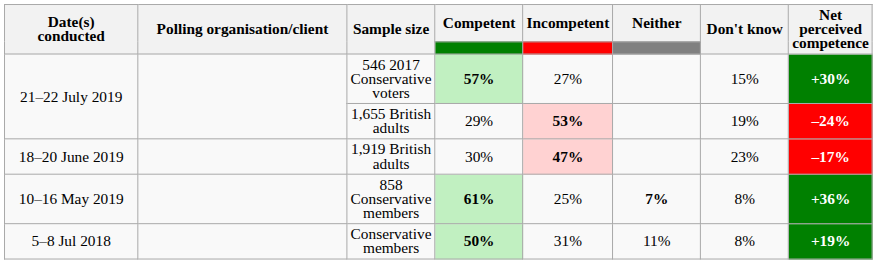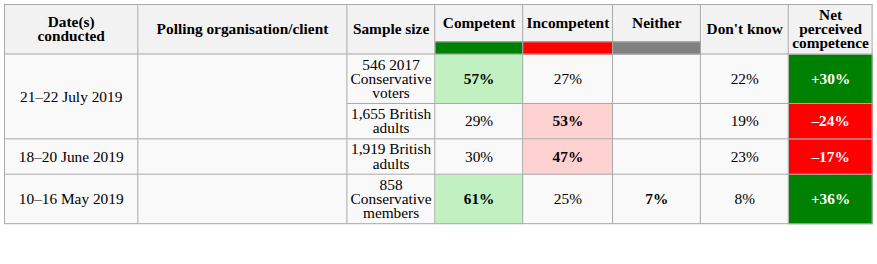(745, 79) 15% -> (745, 79) 22%
- row: (391, 241)
